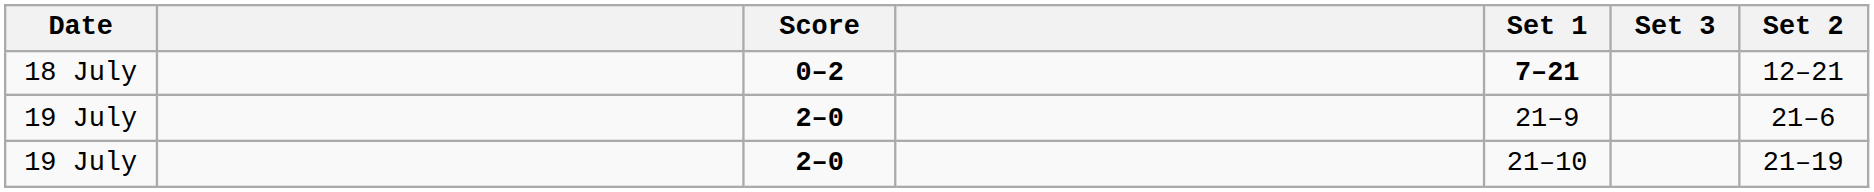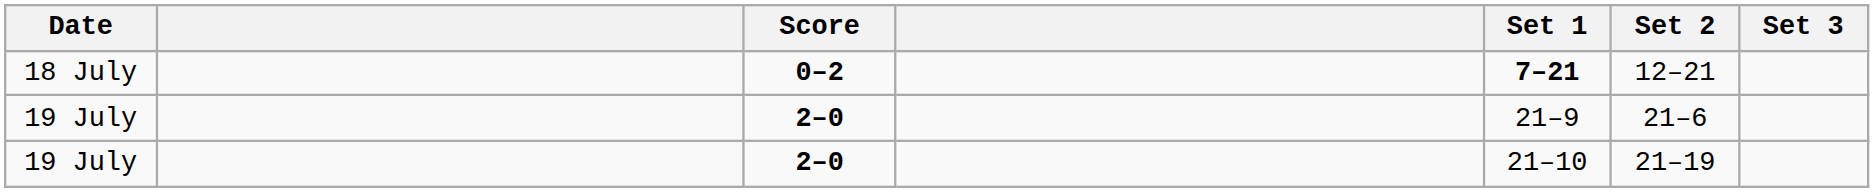columns swapped: (1803, 27) <-> (1675, 27)
